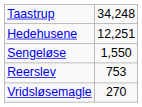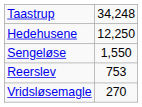(116, 33) 12,251 -> (116, 33) 12,250
